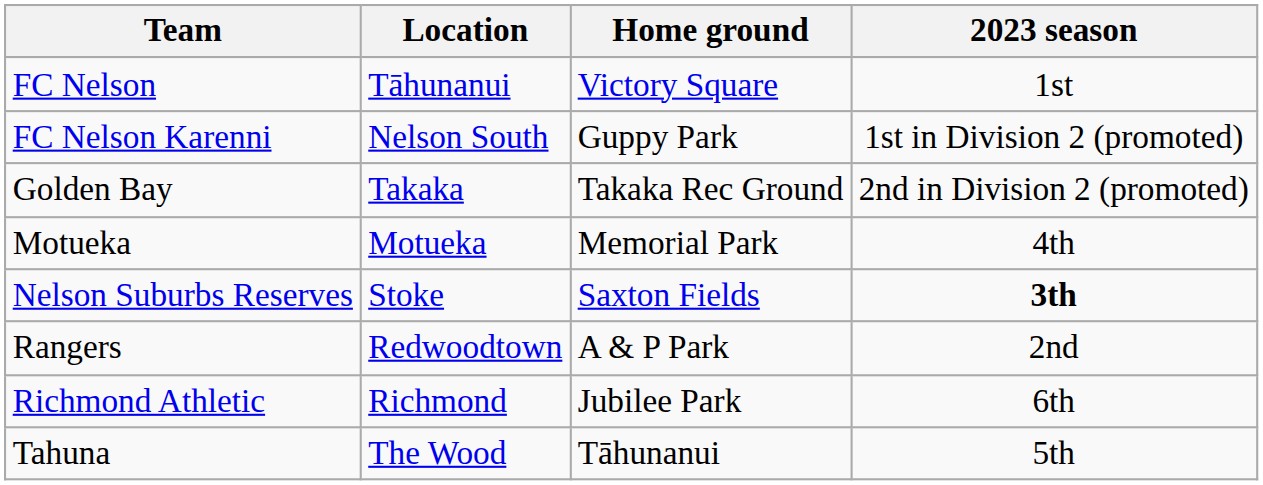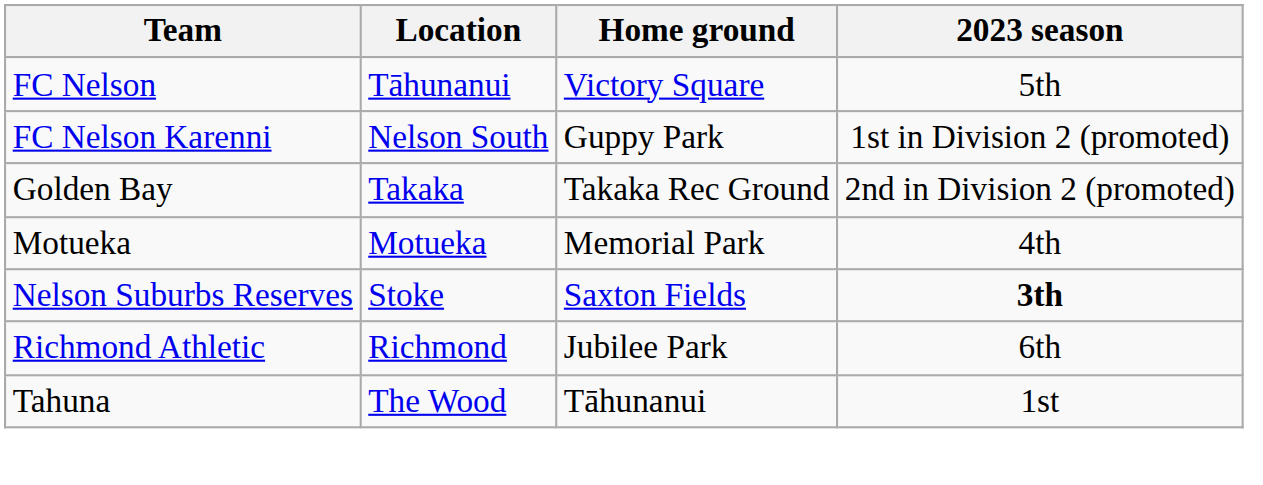(1054, 83) 1st -> (1040, 83) 5th
- row: (67, 347)
(1054, 453) 5th -> (1040, 400) 1st
